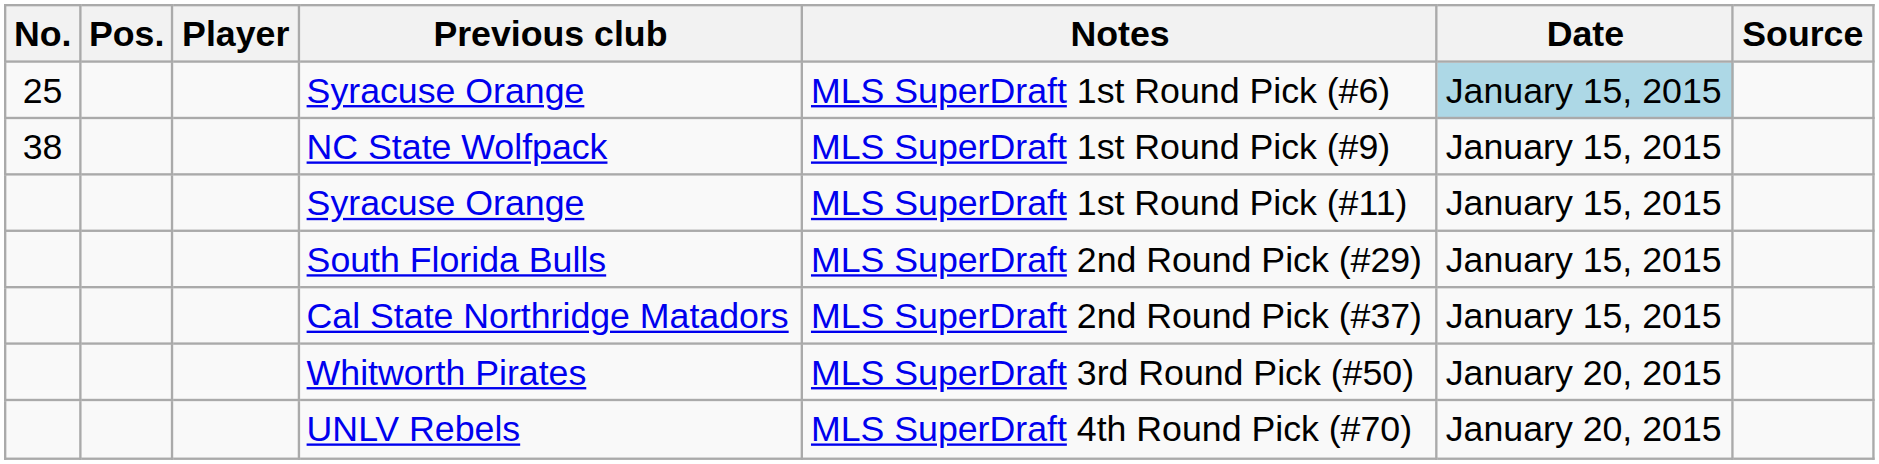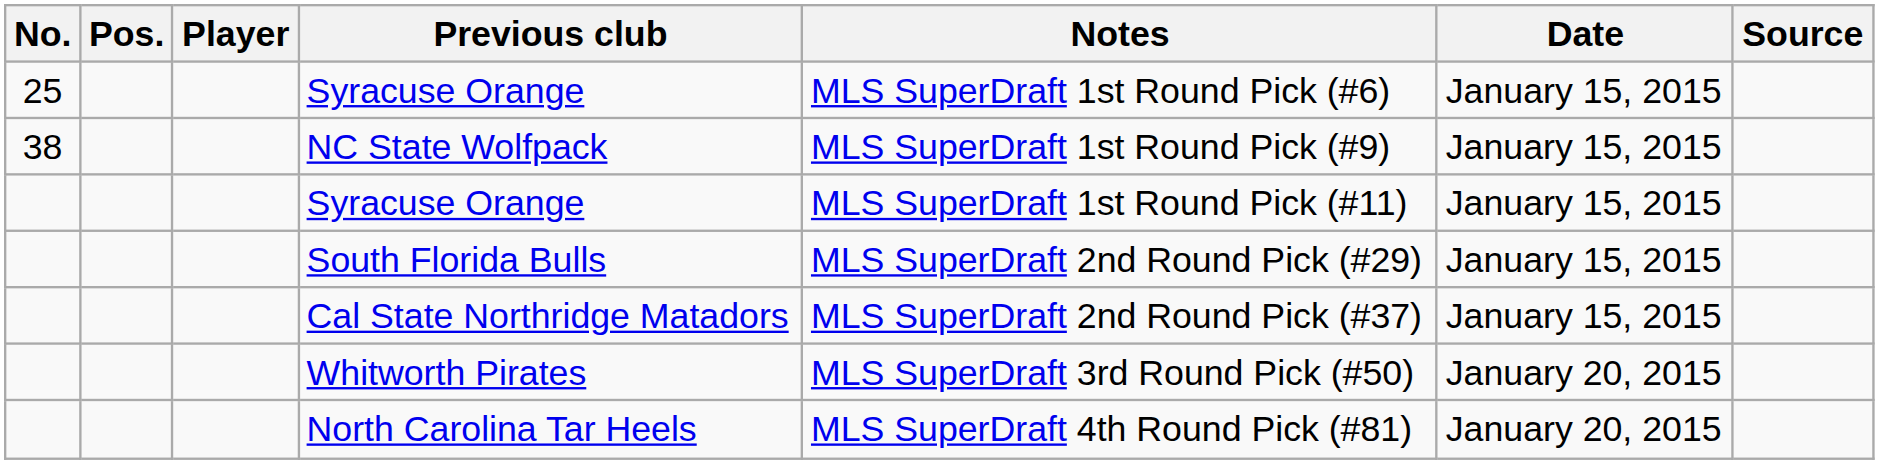(1584, 90) lightblue background -> (1584, 90) no background
- row: (43, 429)
+ row: (43, 429)
